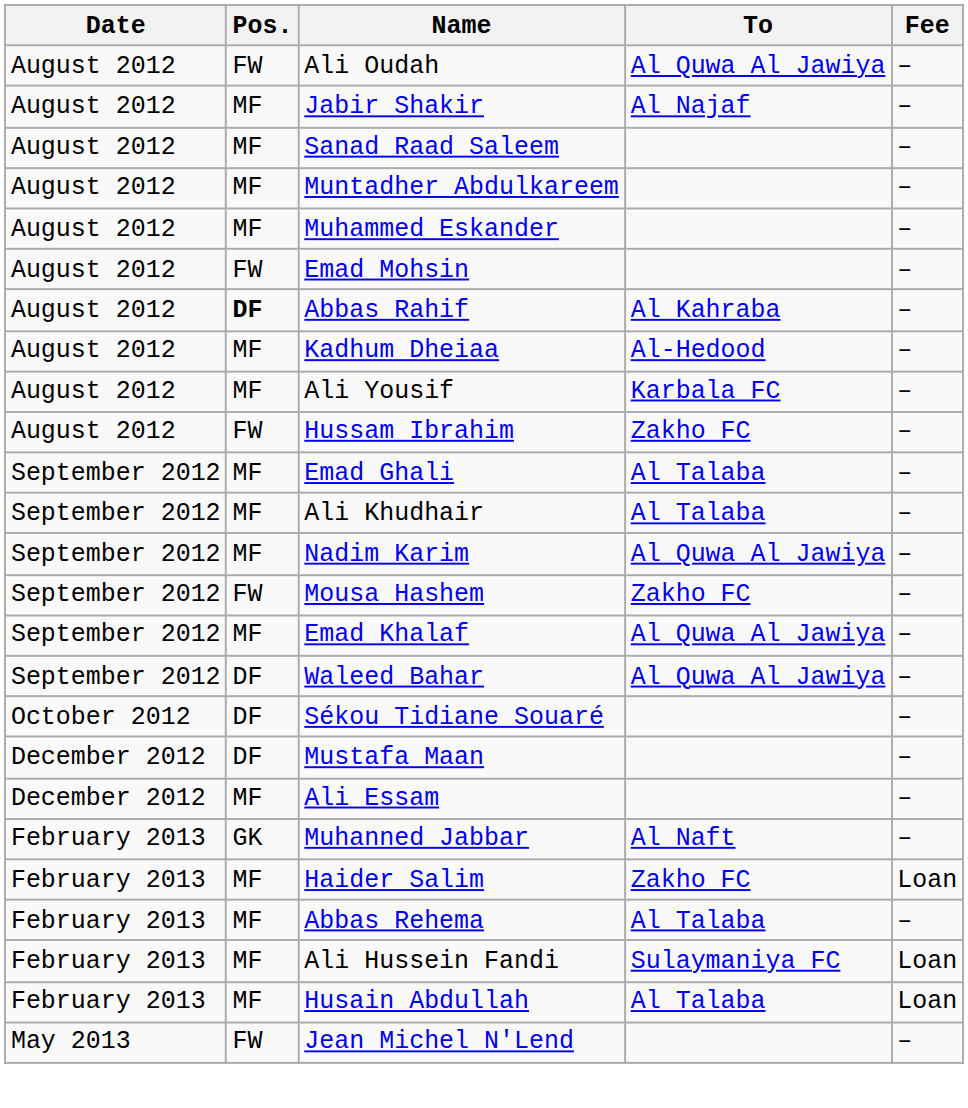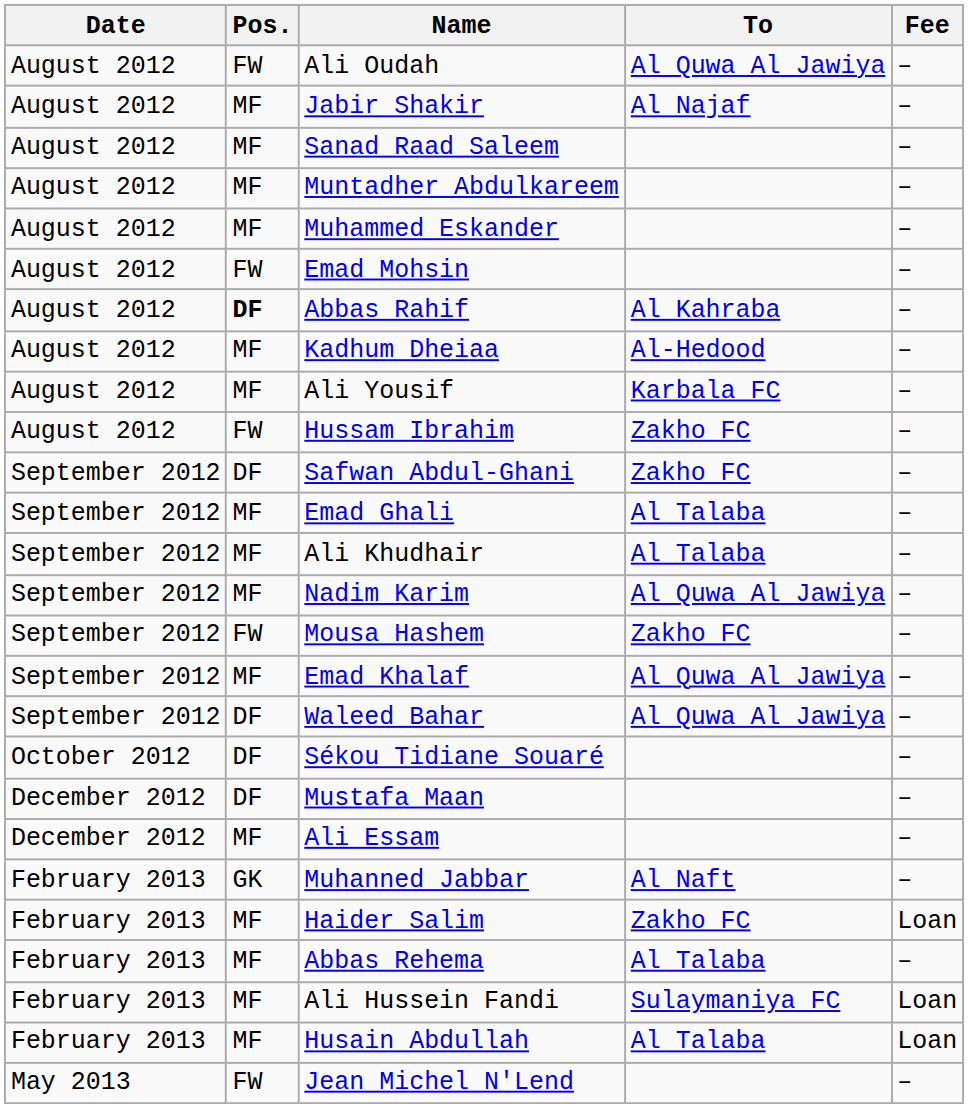+ row: (439, 473)
